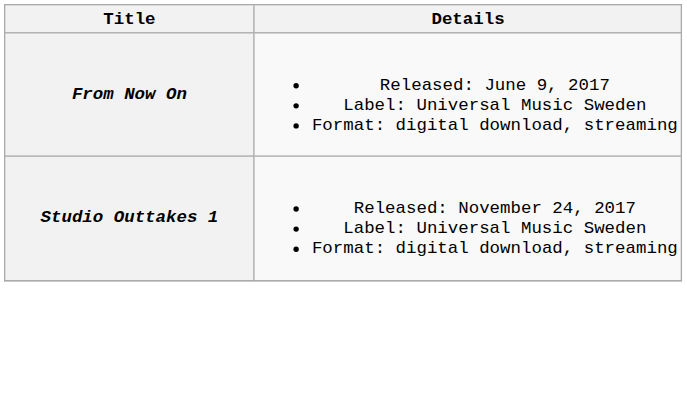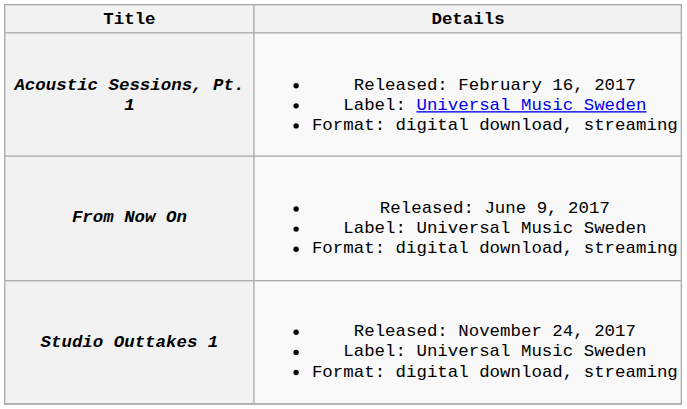+ row: (129, 95)
